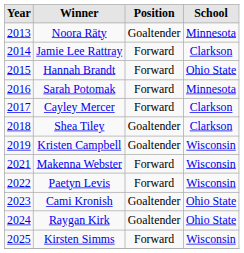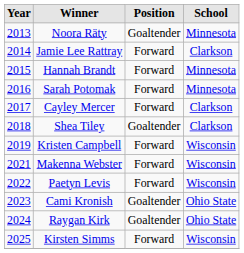(211, 70) Ohio State -> (211, 70) Minnesota
(154, 145) Goaltender -> (154, 145) Forward
